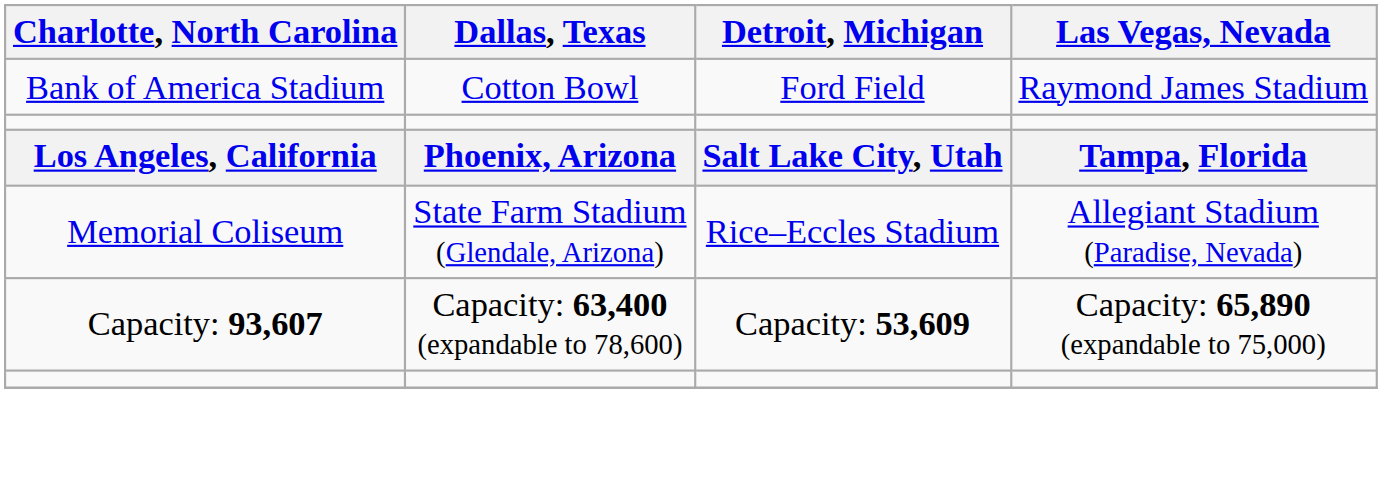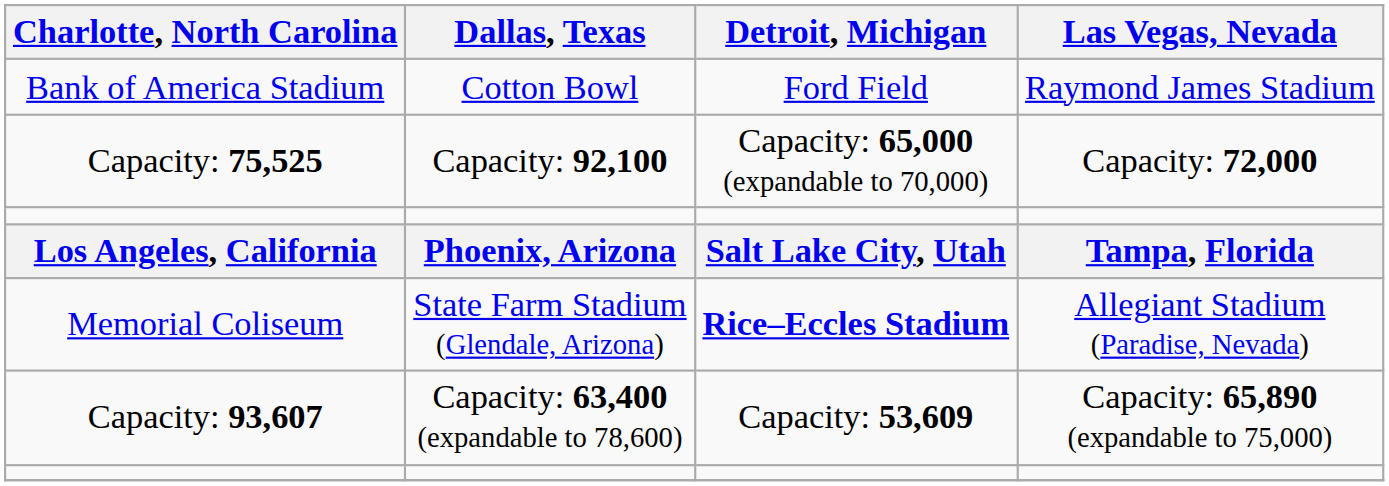+ row: (205, 160)
(852, 230) normal -> (856, 323) bold
